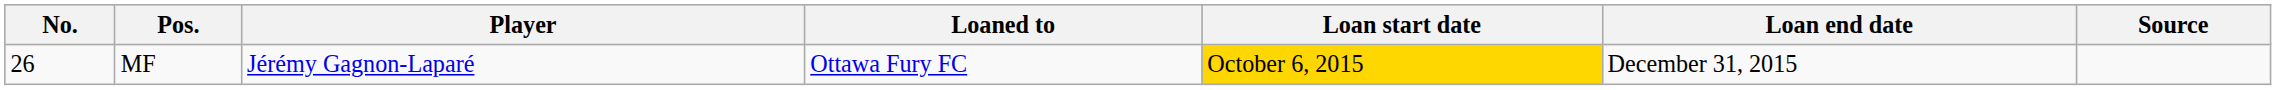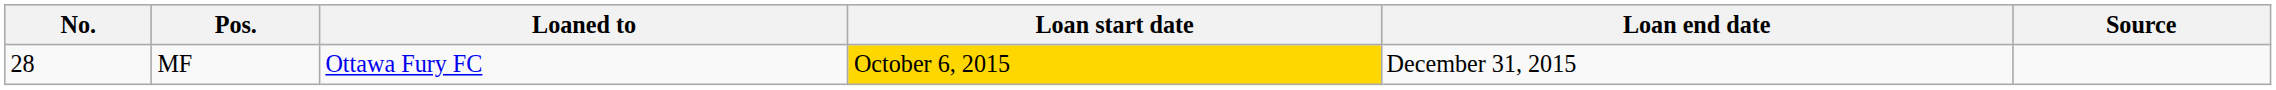- column: (523, 24)
(22, 64) 26 -> (22, 64) 28
